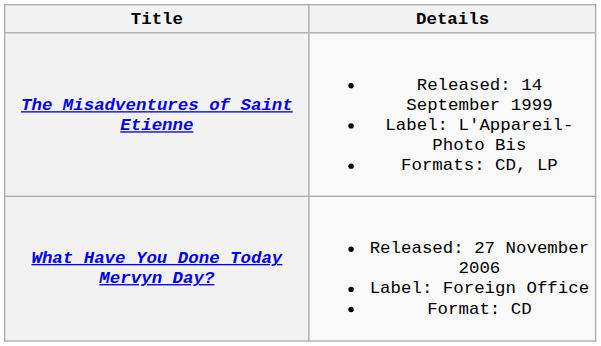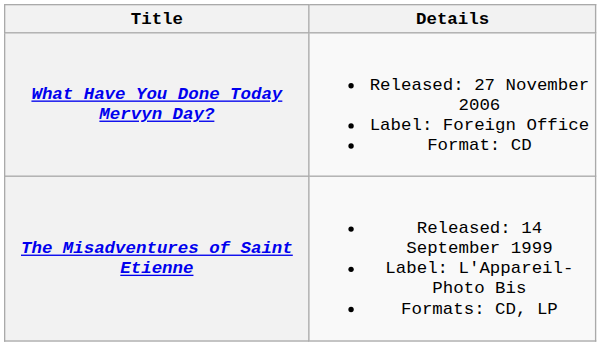rows swapped: (157, 115) <-> (157, 269)
